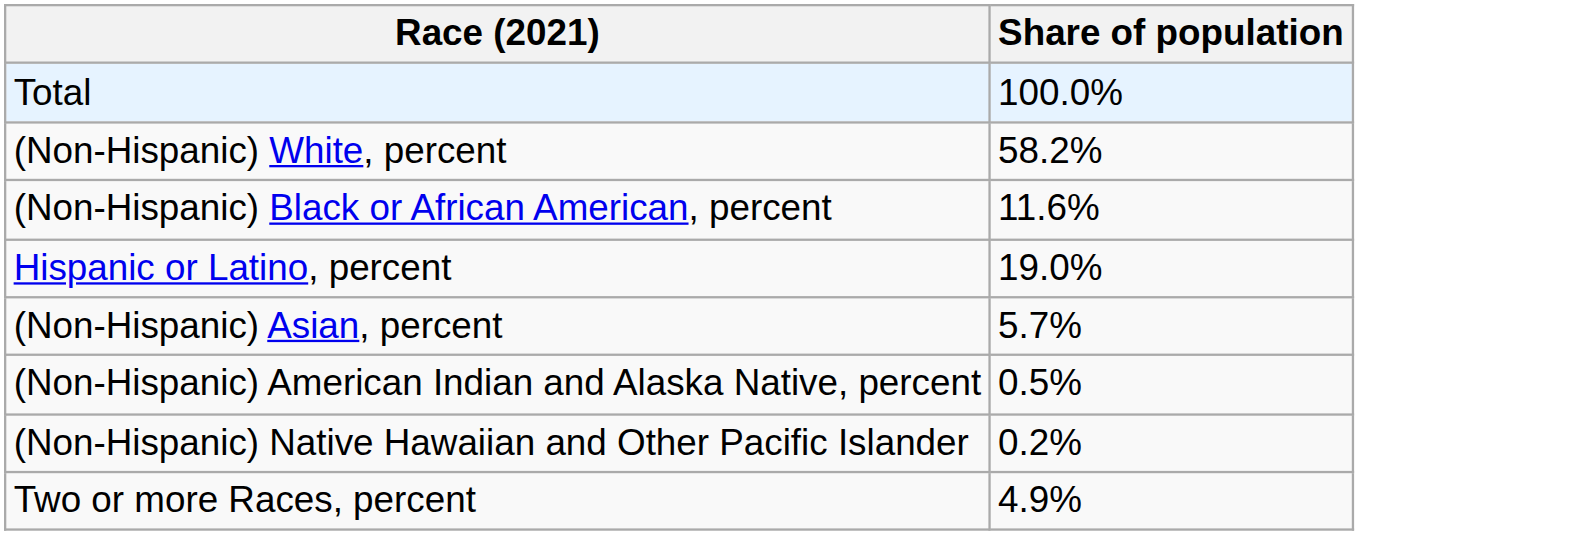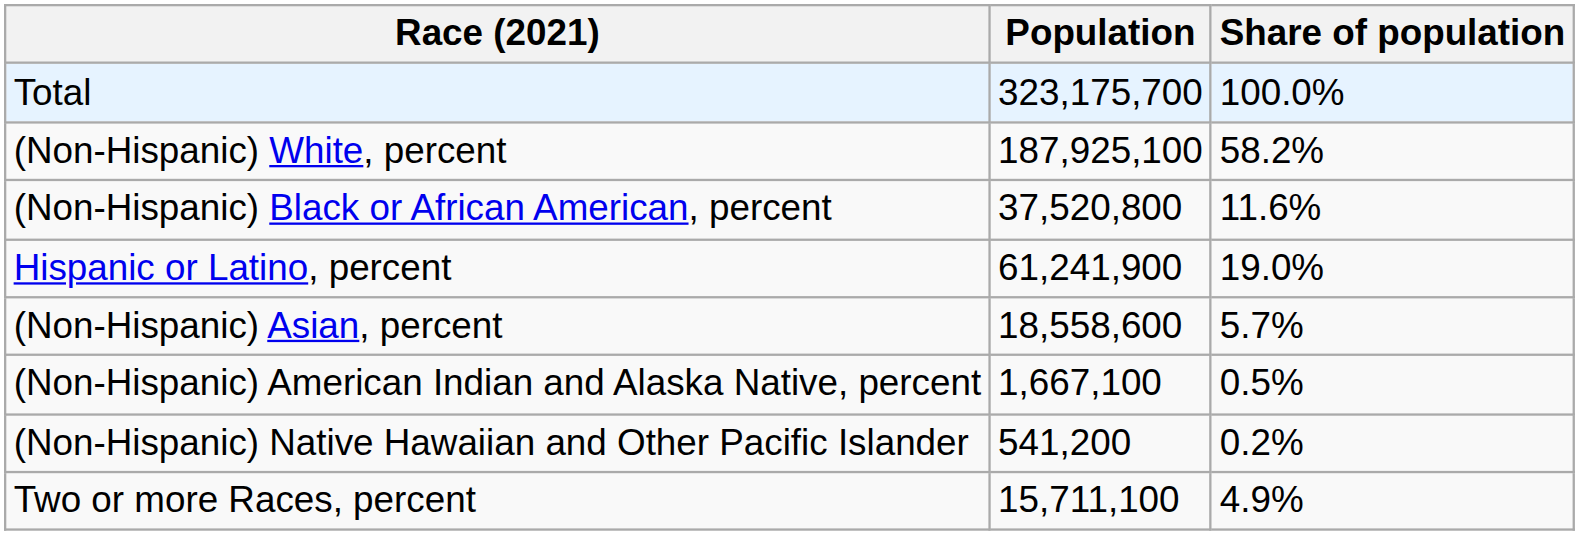+ column: (1100, 33)
